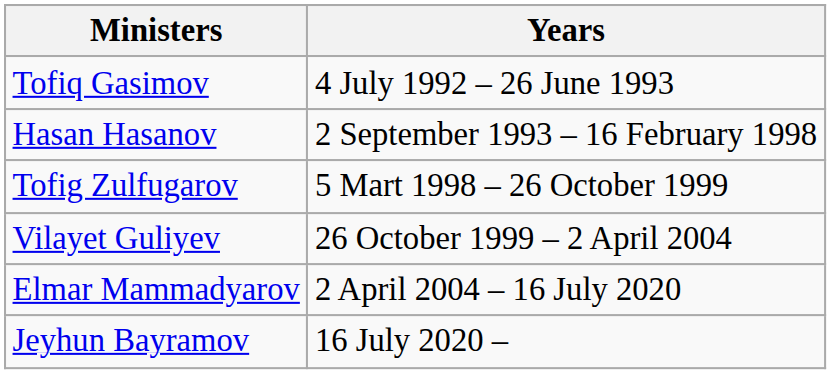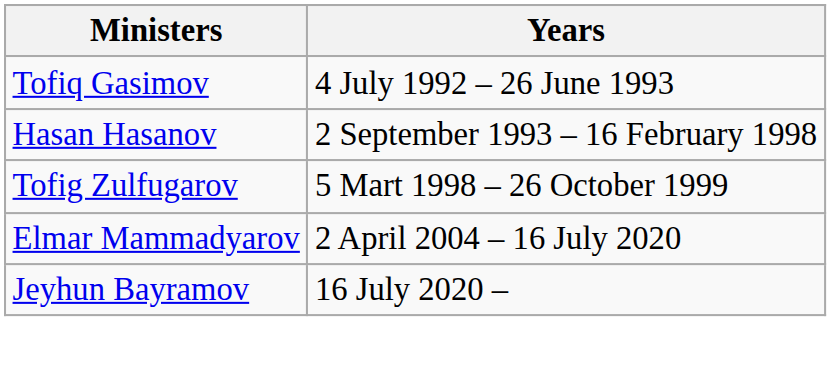- row: (116, 237)
